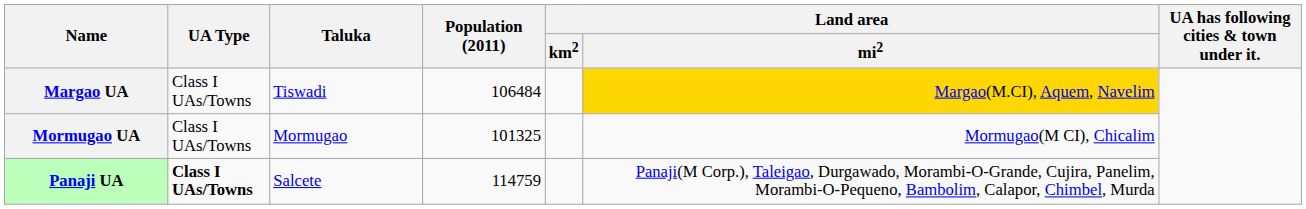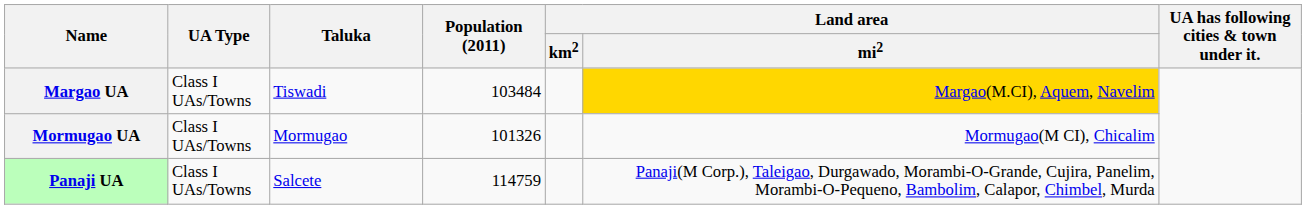(516, 90) 106484 -> (516, 90) 103484
(516, 135) 101325 -> (516, 135) 101326
(212, 181) bold -> (212, 181) normal
